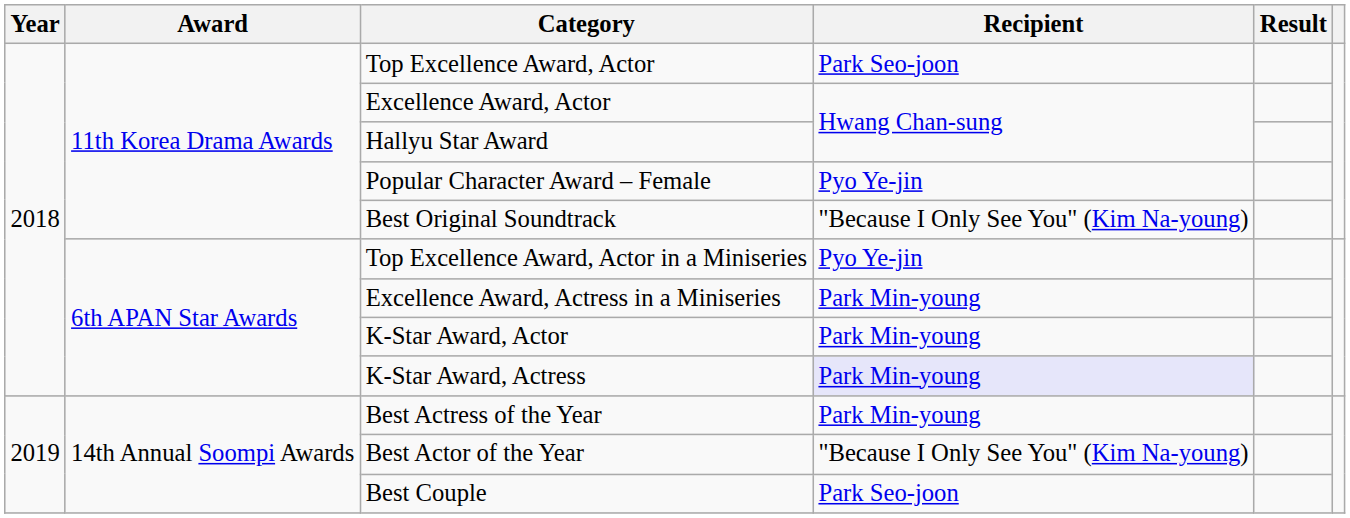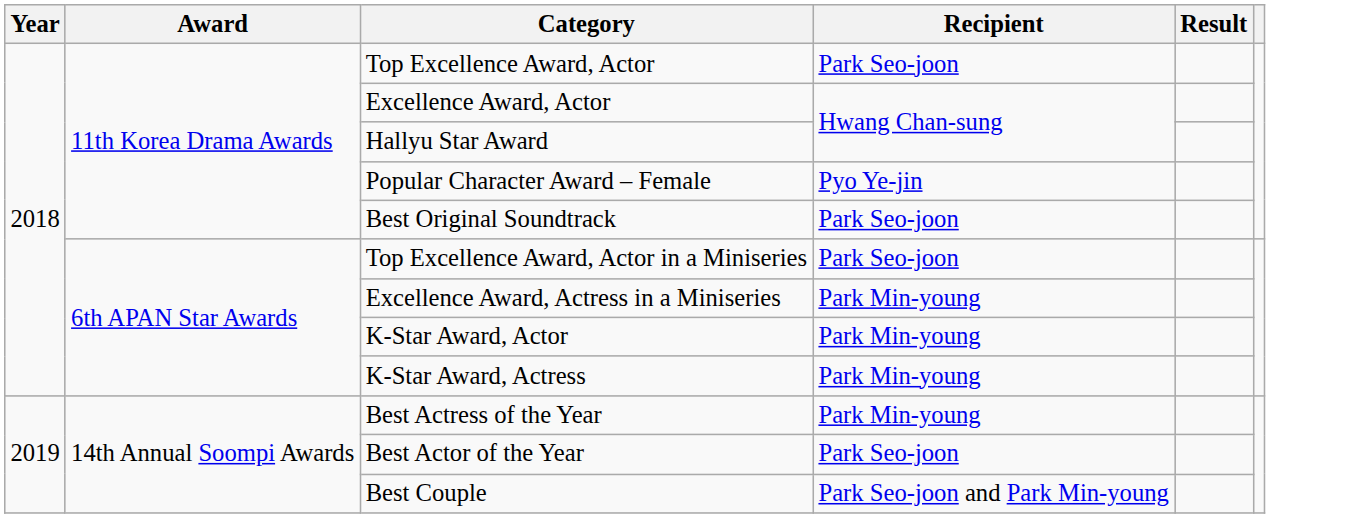(1033, 219) "Because I Only See You" (Kim Na-young) -> (889, 219) Park Seo-joon
(870, 258) Pyo Ye-jin -> (889, 258) Park Seo-joon
(900, 375) lavender background -> (900, 375) no background
(1033, 453) "Because I Only See You" (Kim Na-young) -> (889, 453) Park Seo-joon
(889, 492) Park Seo-joon -> (994, 492) Park Seo-joon and Park Min-young
